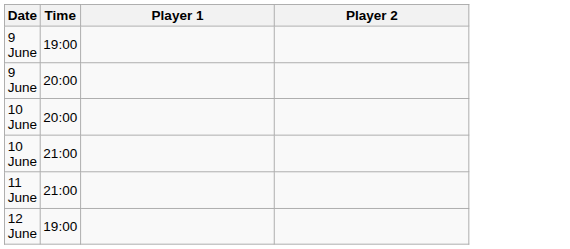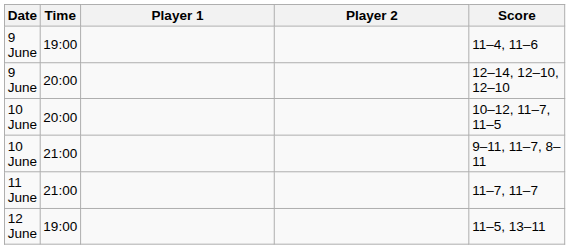+ column: (517, 16)
